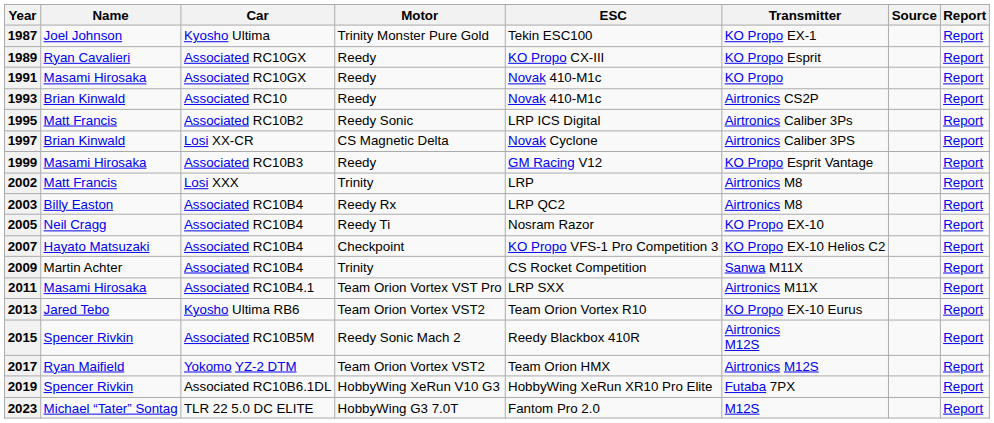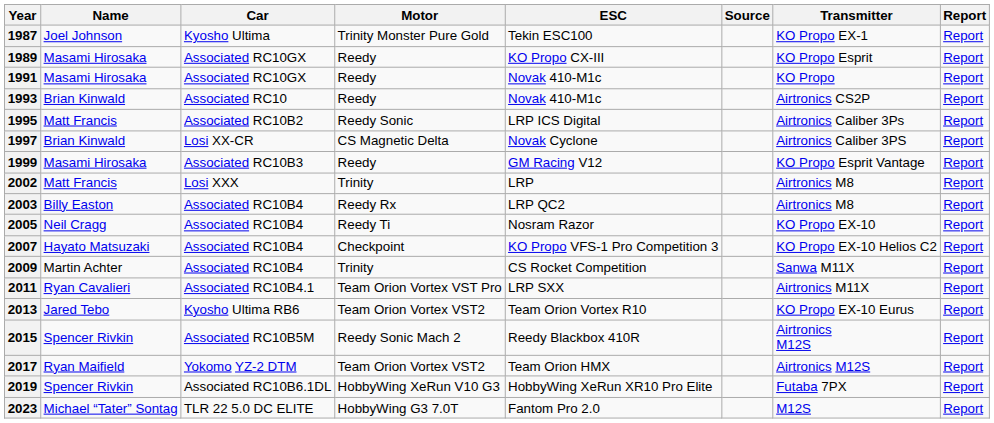columns swapped: (805, 15) <-> (914, 15)
(87, 57) Ryan Cavalieri -> (95, 57) Masami Hirosaka
(95, 288) Masami Hirosaka -> (87, 288) Ryan Cavalieri
